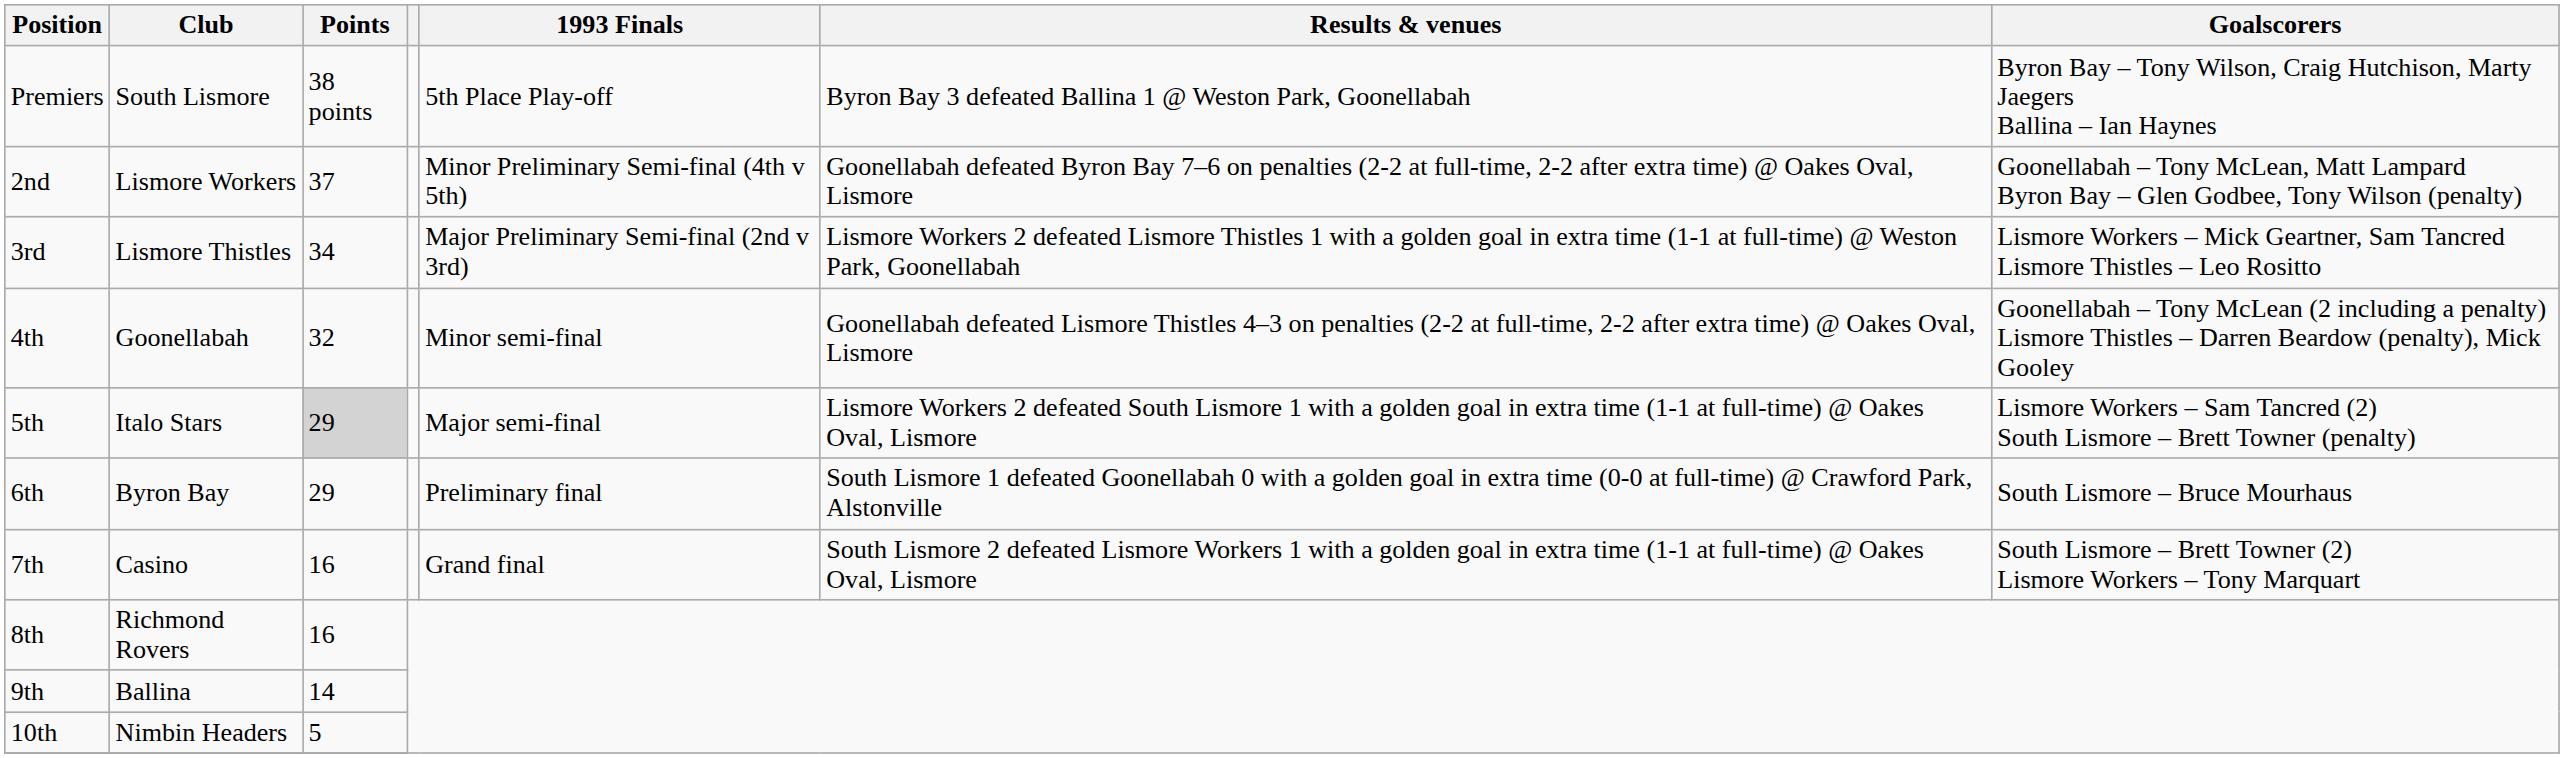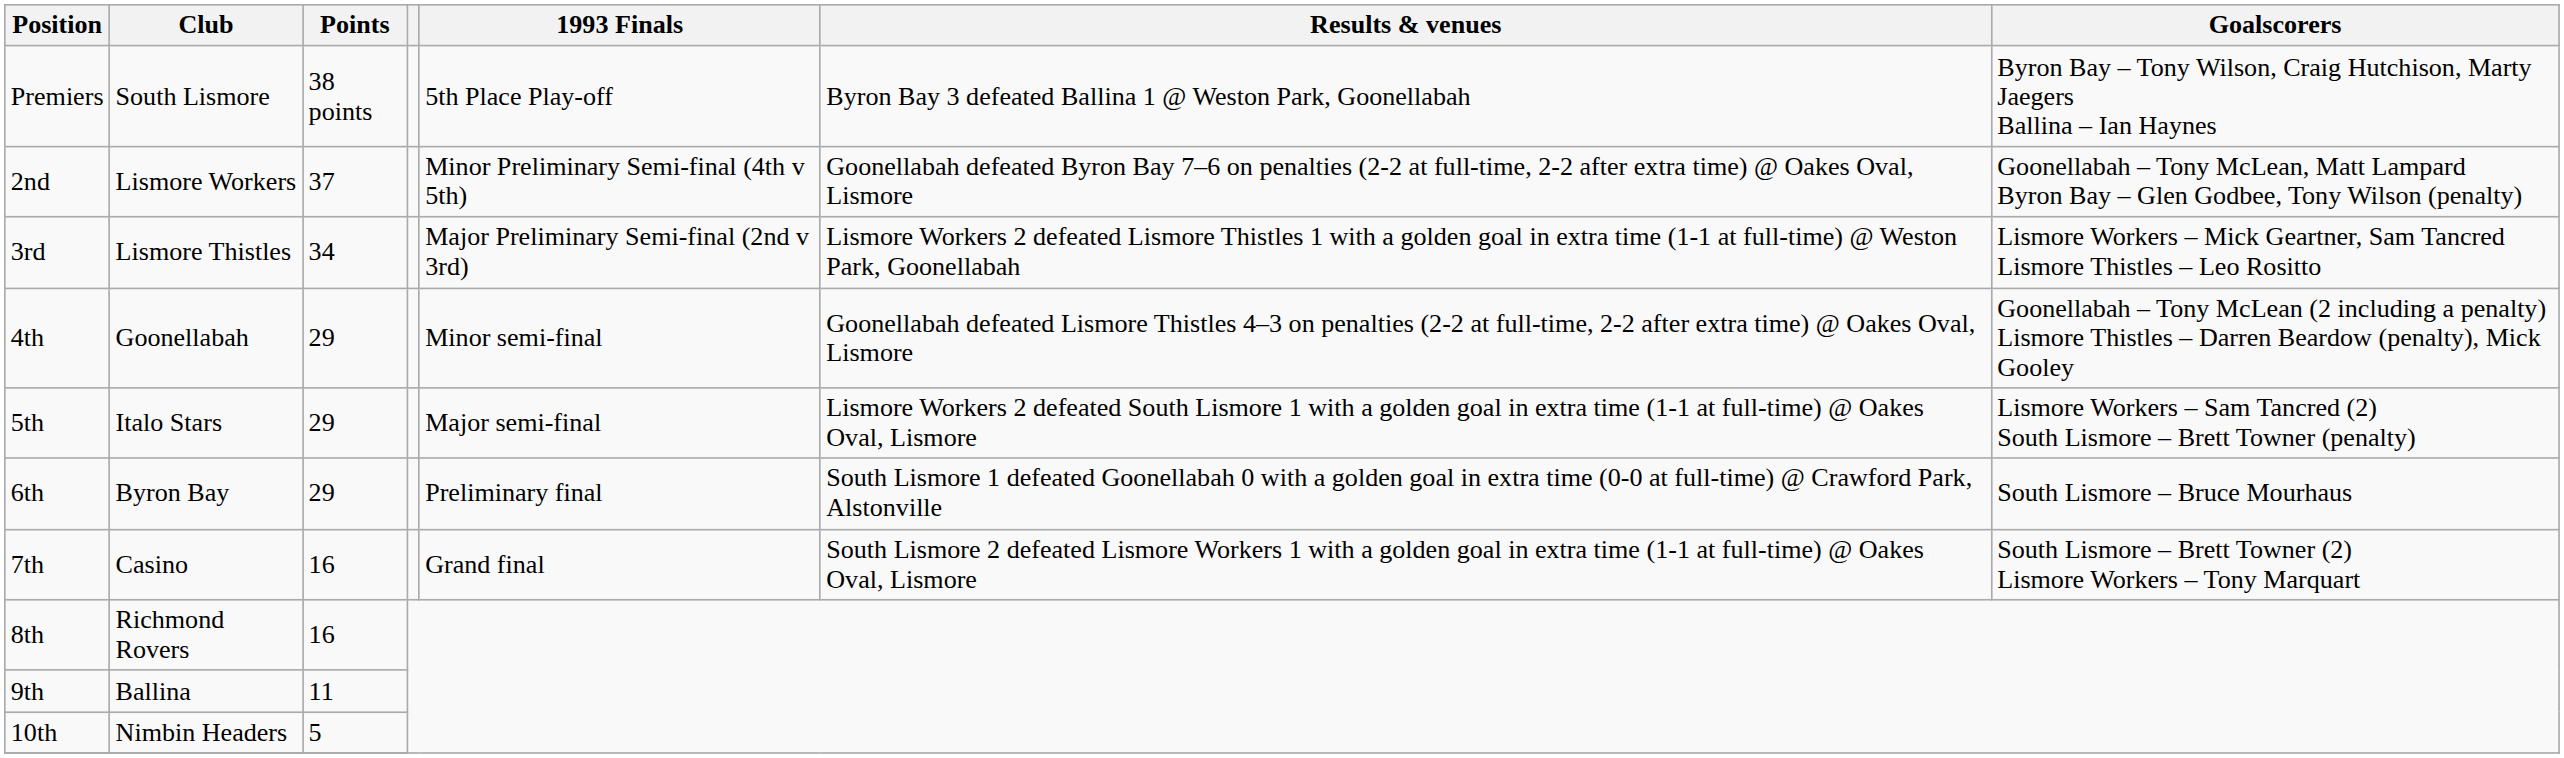(322, 337) 32 -> (322, 337) 29
(322, 422) lightgrey background -> (322, 422) no background
(322, 690) 14 -> (321, 690) 11
